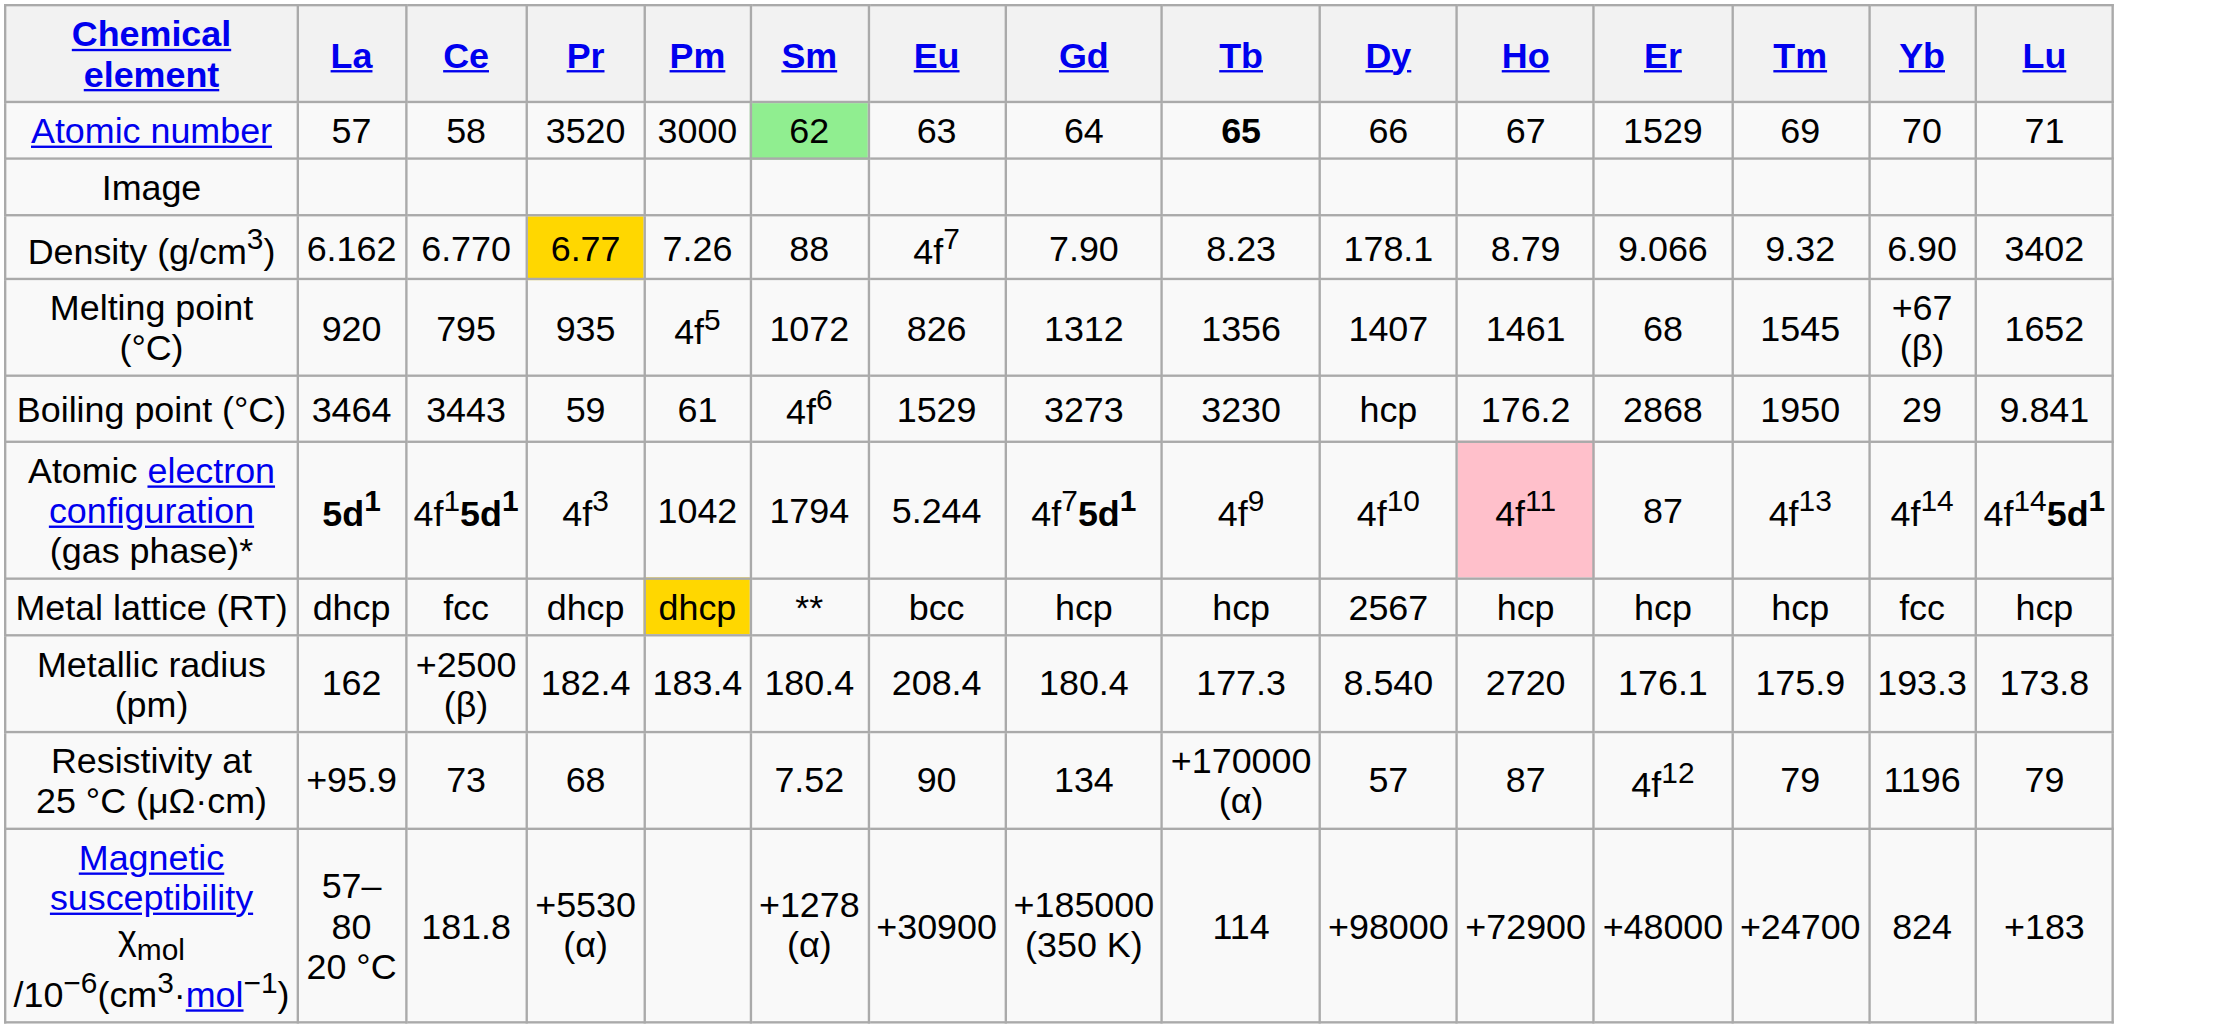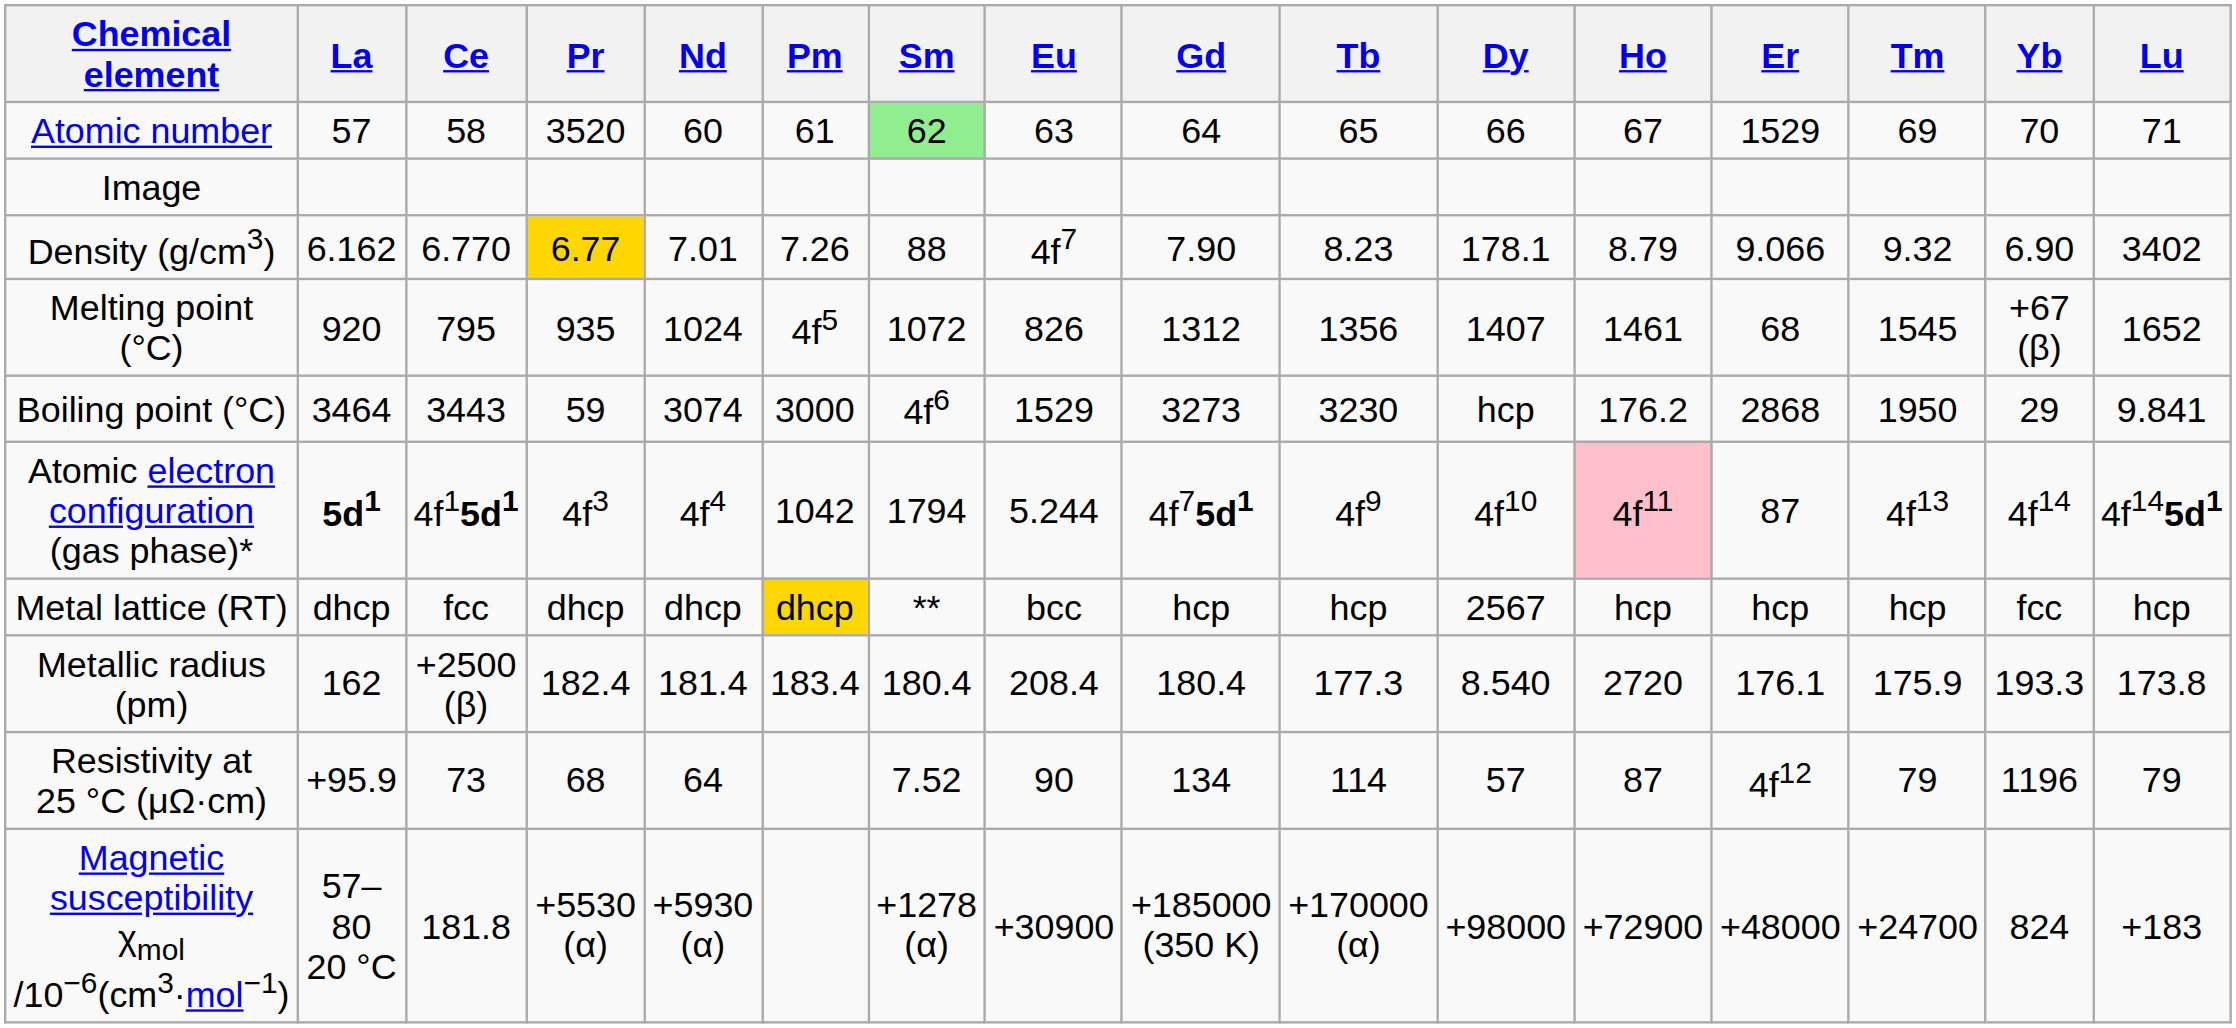+ column: (703, 54)
(697, 131) 3000 -> (815, 131) 61
(1241, 131) bold -> (1358, 131) normal
(697, 409) 61 -> (815, 409) 3000
(1241, 780) +170000 (α) -> (1358, 780) 114
(1241, 925) 114 -> (1358, 925) +170000 (α)
